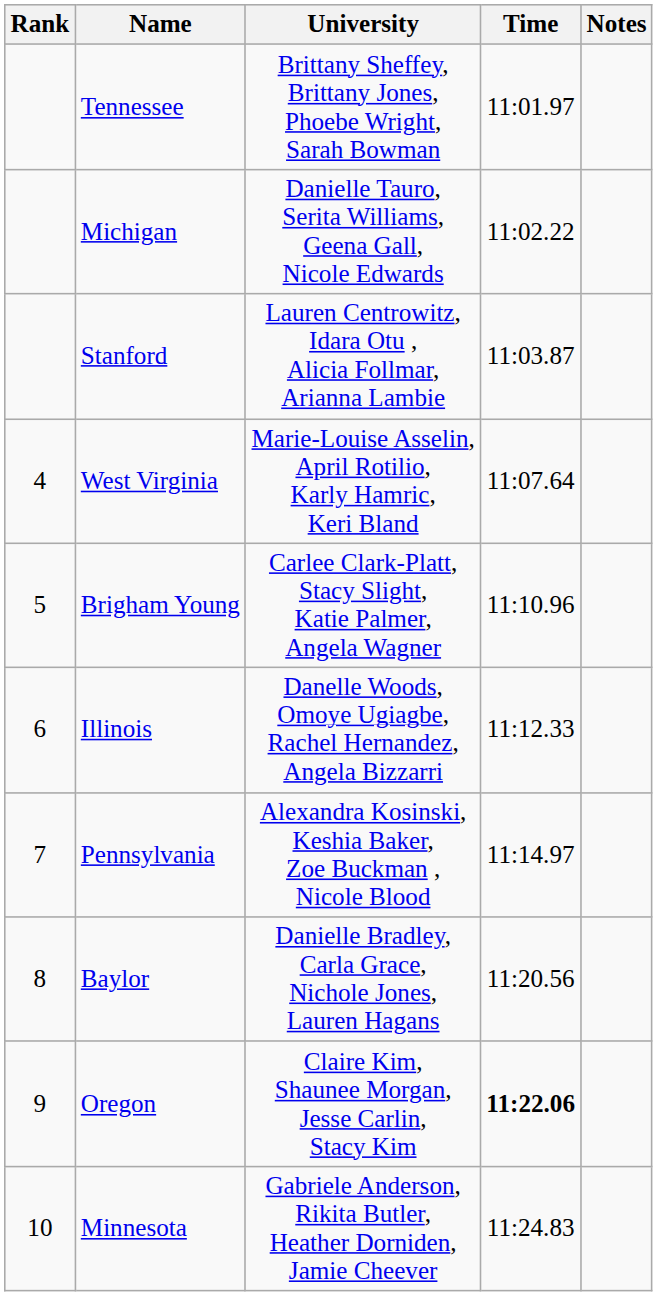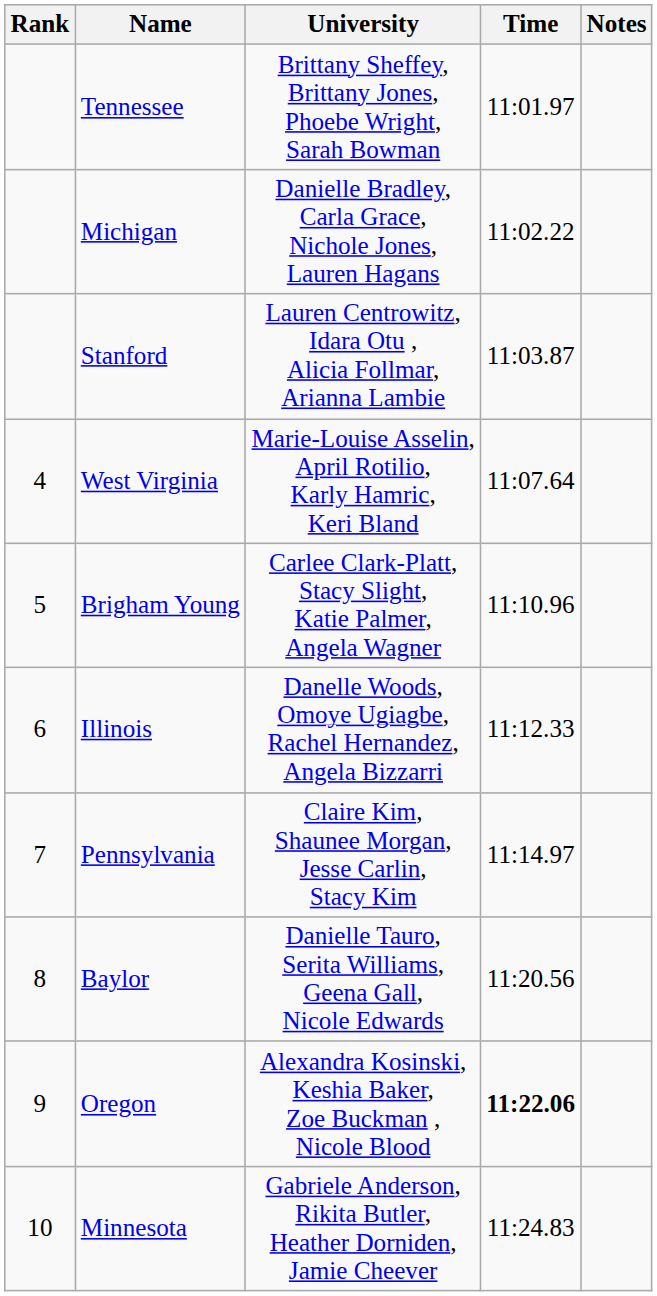(363, 231) Danielle Tauro, Serita Williams, Geena Gall, Nicole Edwards -> (363, 231) Danielle Bradley, Carla Grace, Nichole Jones, Lauren Hagans
(363, 854) Alexandra Kosinski, Keshia Baker, Zoe Buckman , Nicole Blood -> (363, 854) Claire Kim, Shaunee Morgan, Jesse Carlin, Stacy Kim
(363, 978) Danielle Bradley, Carla Grace, Nichole Jones, Lauren Hagans -> (363, 978) Danielle Tauro, Serita Williams, Geena Gall, Nicole Edwards
(363, 1103) Claire Kim, Shaunee Morgan, Jesse Carlin, Stacy Kim -> (363, 1103) Alexandra Kosinski, Keshia Baker, Zoe Buckman , Nicole Blood
